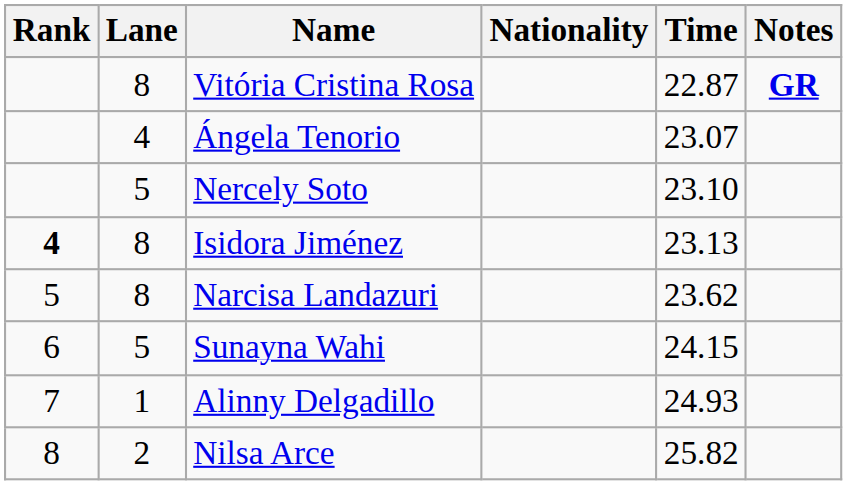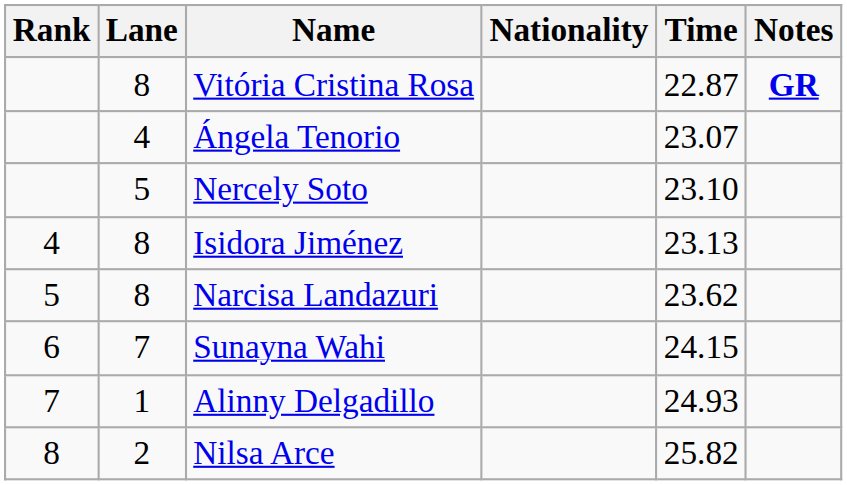(52, 242) bold -> (52, 242) normal
(142, 347) 5 -> (142, 347) 7
